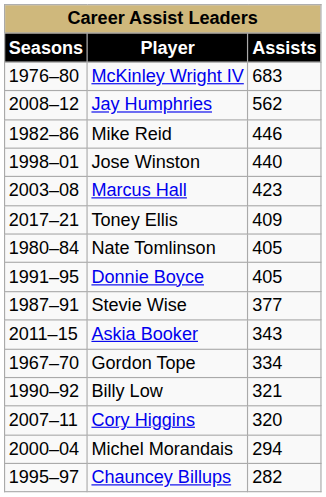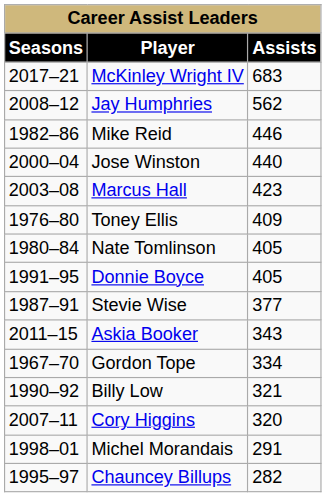(44, 76) 1976–80 -> (44, 76) 2017–21
(44, 162) 1998–01 -> (44, 162) 2000–04
(44, 219) 2017–21 -> (44, 219) 1976–80
(44, 449) 2000–04 -> (44, 449) 1998–01
(267, 449) 294 -> (267, 449) 291
